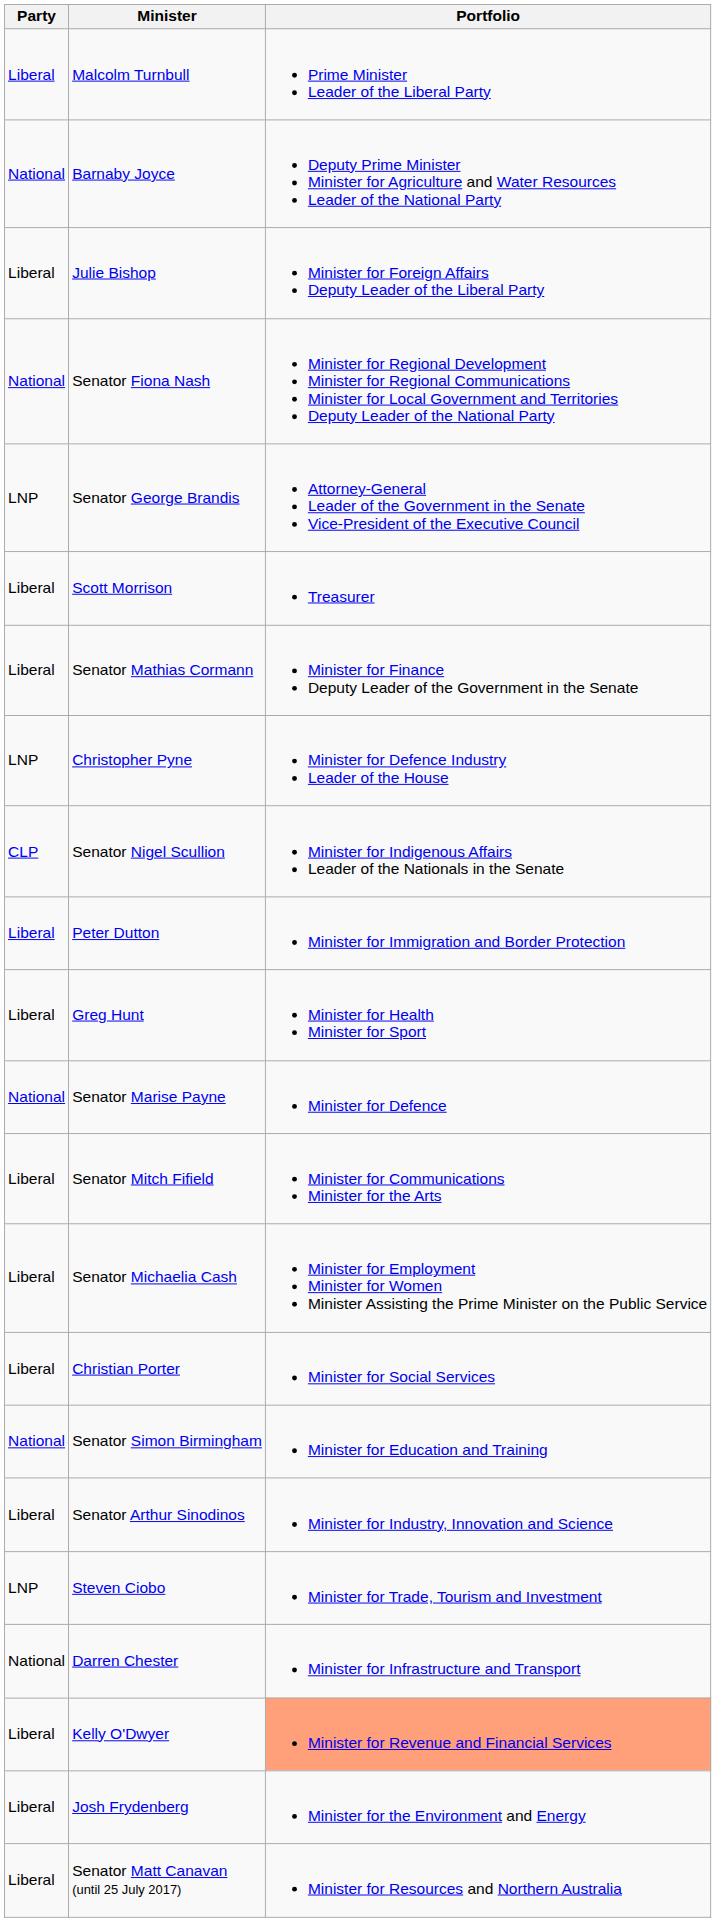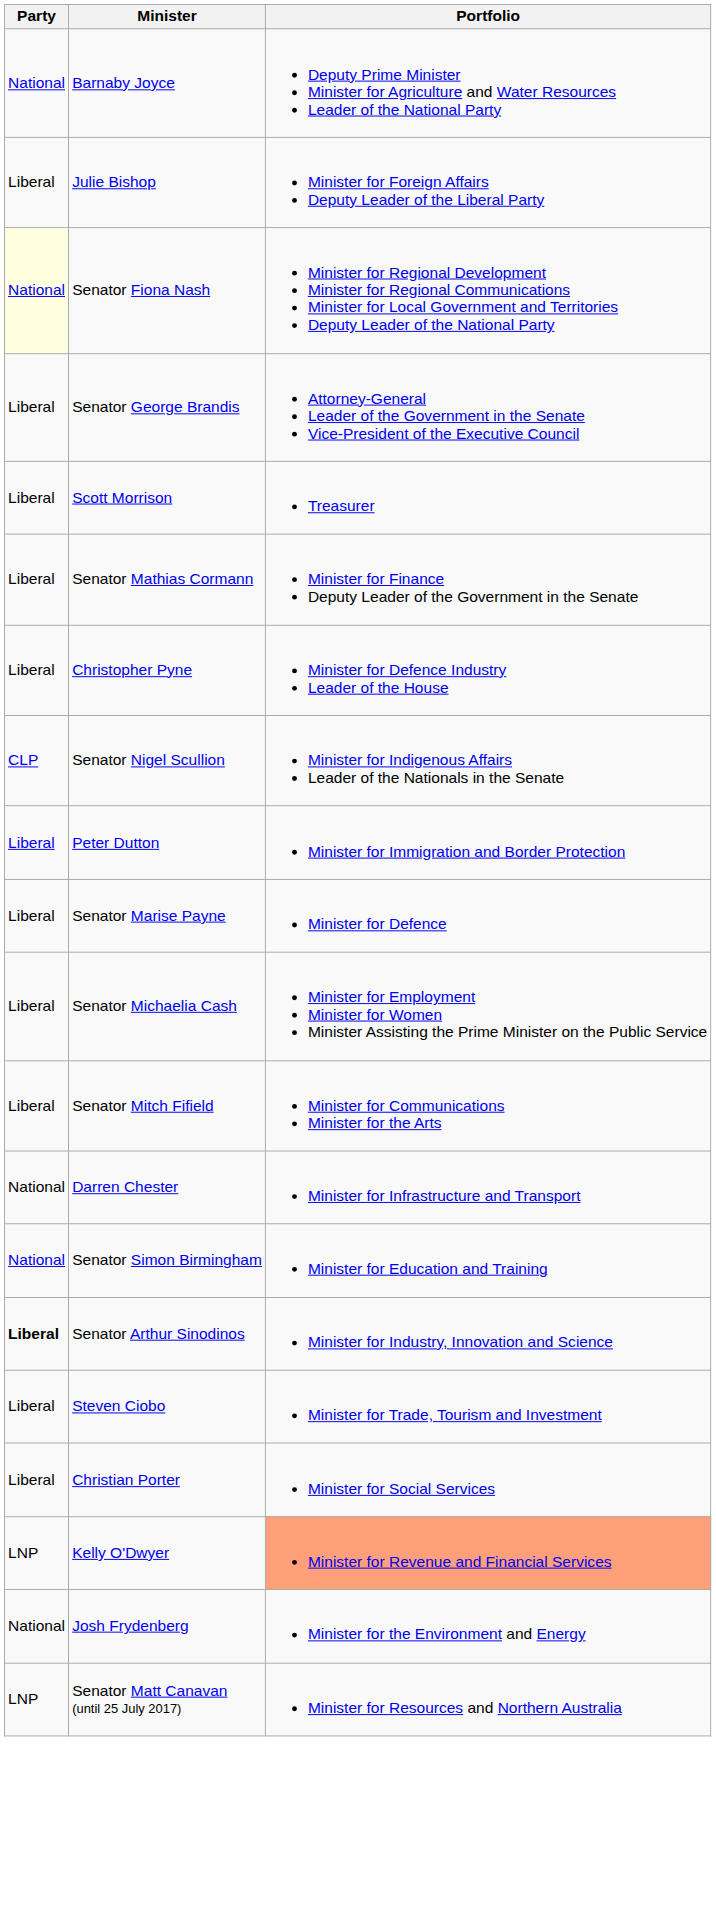- row: (131, 74)
(37, 381) no background -> (37, 290) lightyellow background
(23, 497) LNP -> (31, 407) Liberal
(23, 760) LNP -> (31, 670) Liberal
- row: (108, 1015)
(37, 1096) National -> (31, 915) Liberal
rows swapped: (143, 1178) <-> (155, 1278)
rows swapped: (126, 1368) <-> (125, 1661)
(31, 1514) normal -> (34, 1333) bold
(23, 1587) LNP -> (31, 1406) Liberal
(31, 1734) Liberal -> (23, 1553) LNP
(31, 1807) Liberal -> (37, 1626) National
(31, 1880) Liberal -> (23, 1699) LNP
